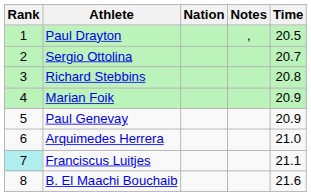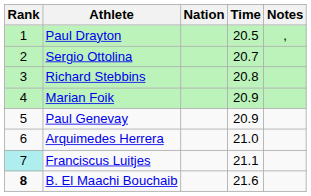columns swapped: (288, 14) <-> (249, 14)
(23, 181) normal -> (23, 181) bold
